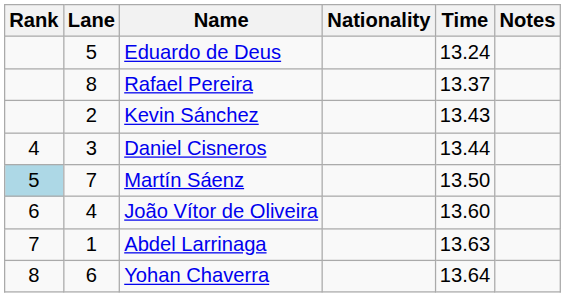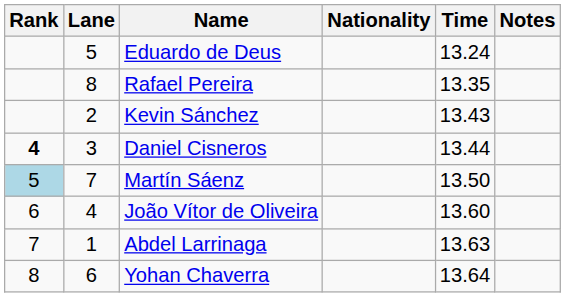(465, 84) 13.37 -> (465, 84) 13.35
(34, 148) normal -> (34, 148) bold
